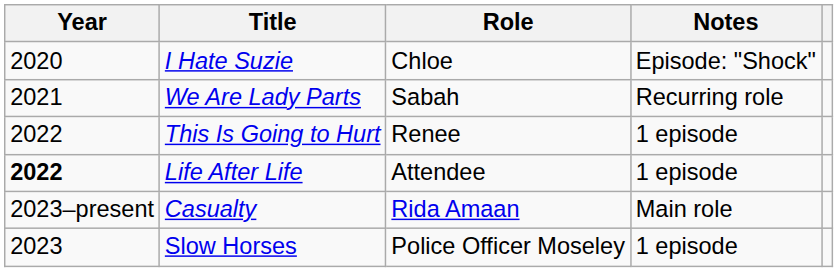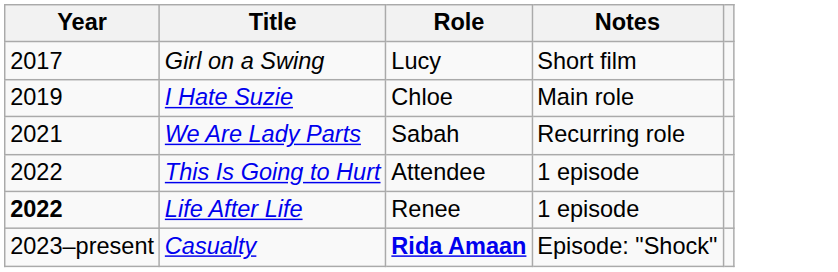+ row: (245, 60)
(36, 60) 2020 -> (36, 97) 2019
(726, 60) Episode: "Shock" -> (586, 97) Main role
(426, 135) Renee -> (438, 172) Attendee
(438, 172) Attendee -> (426, 209) Renee
(455, 209) normal -> (459, 246) bold
(684, 209) Main role -> (627, 246) Episode: "Shock"
- row: (231, 246)
